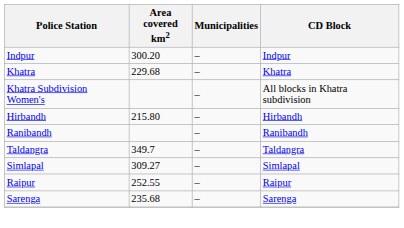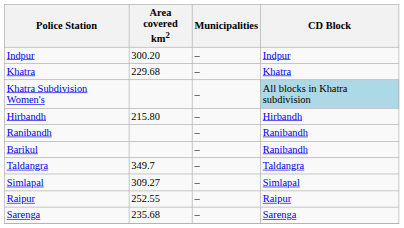(305, 94) no background -> (305, 94) lightblue background
+ row: (22, 149)
